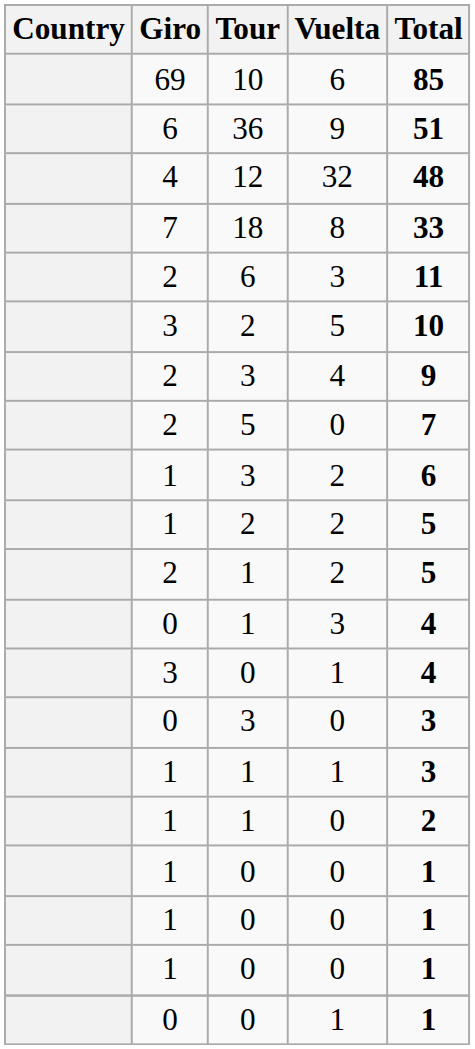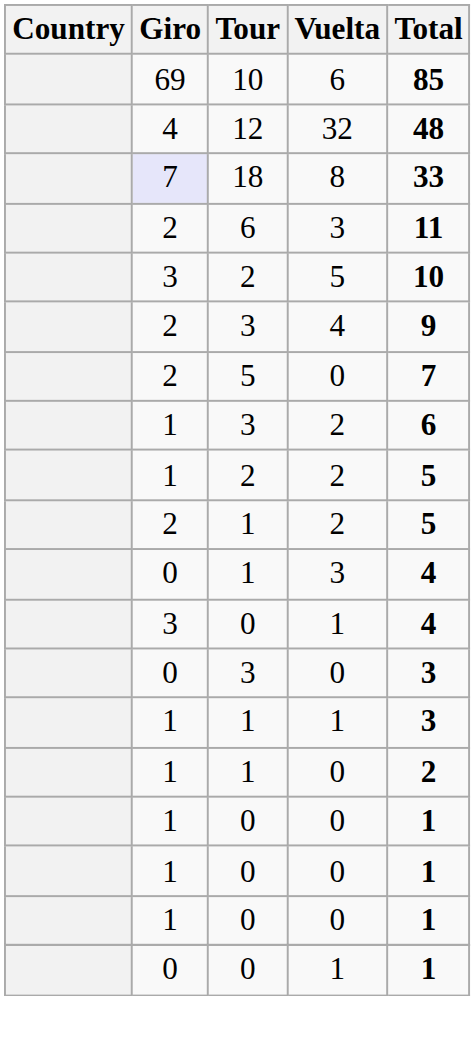- row: (248, 128)
(170, 227) no background -> (170, 177) lavender background
